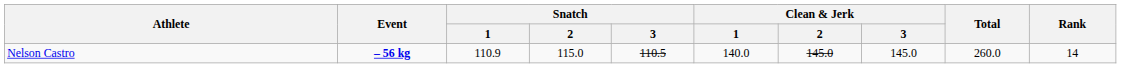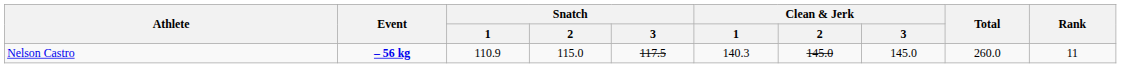(653, 53) 110.5 -> (653, 53) 117.5
(736, 53) 140.0 -> (736, 53) 140.3
(1072, 53) 14 -> (1072, 53) 11
